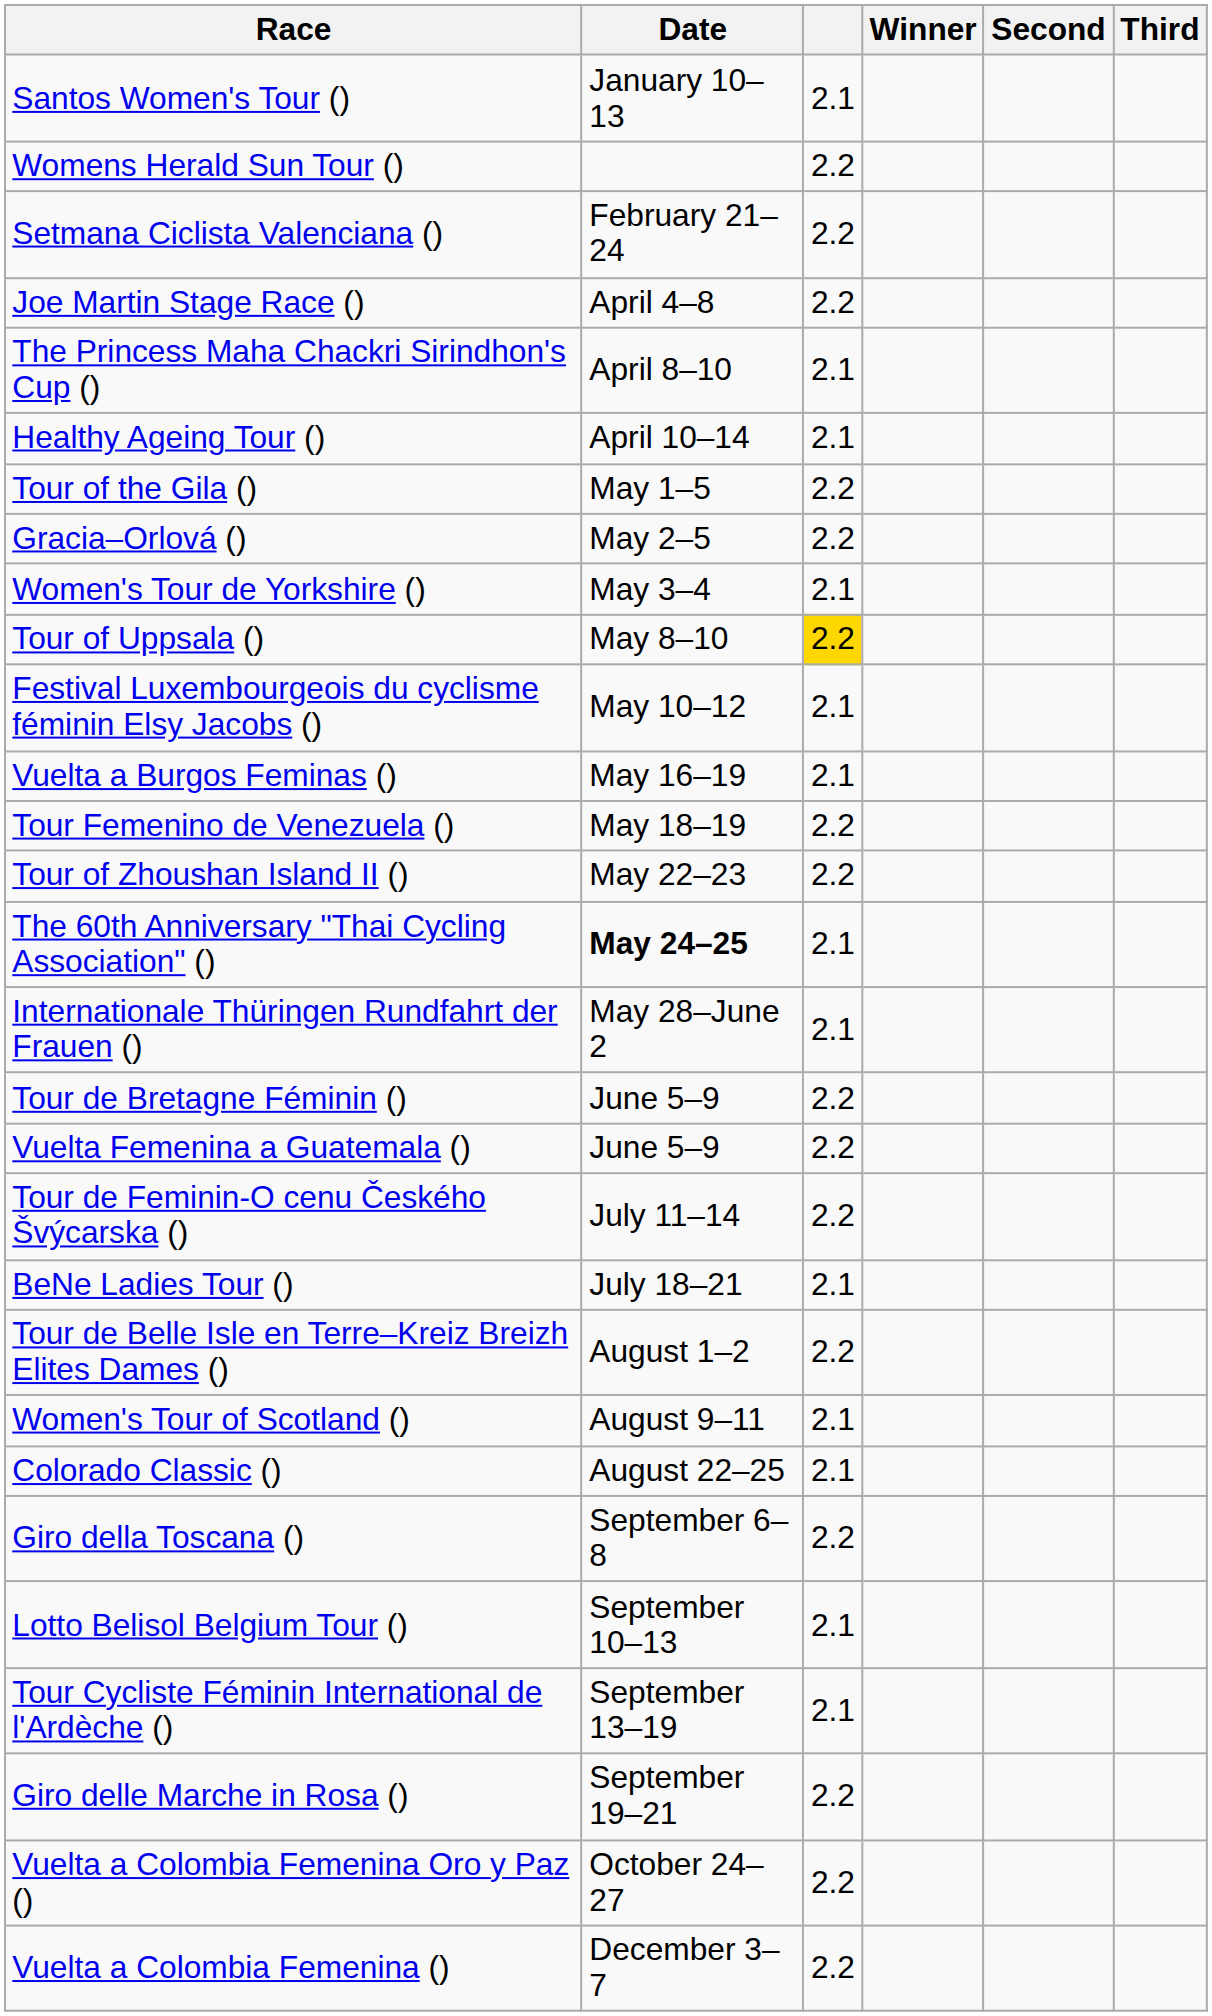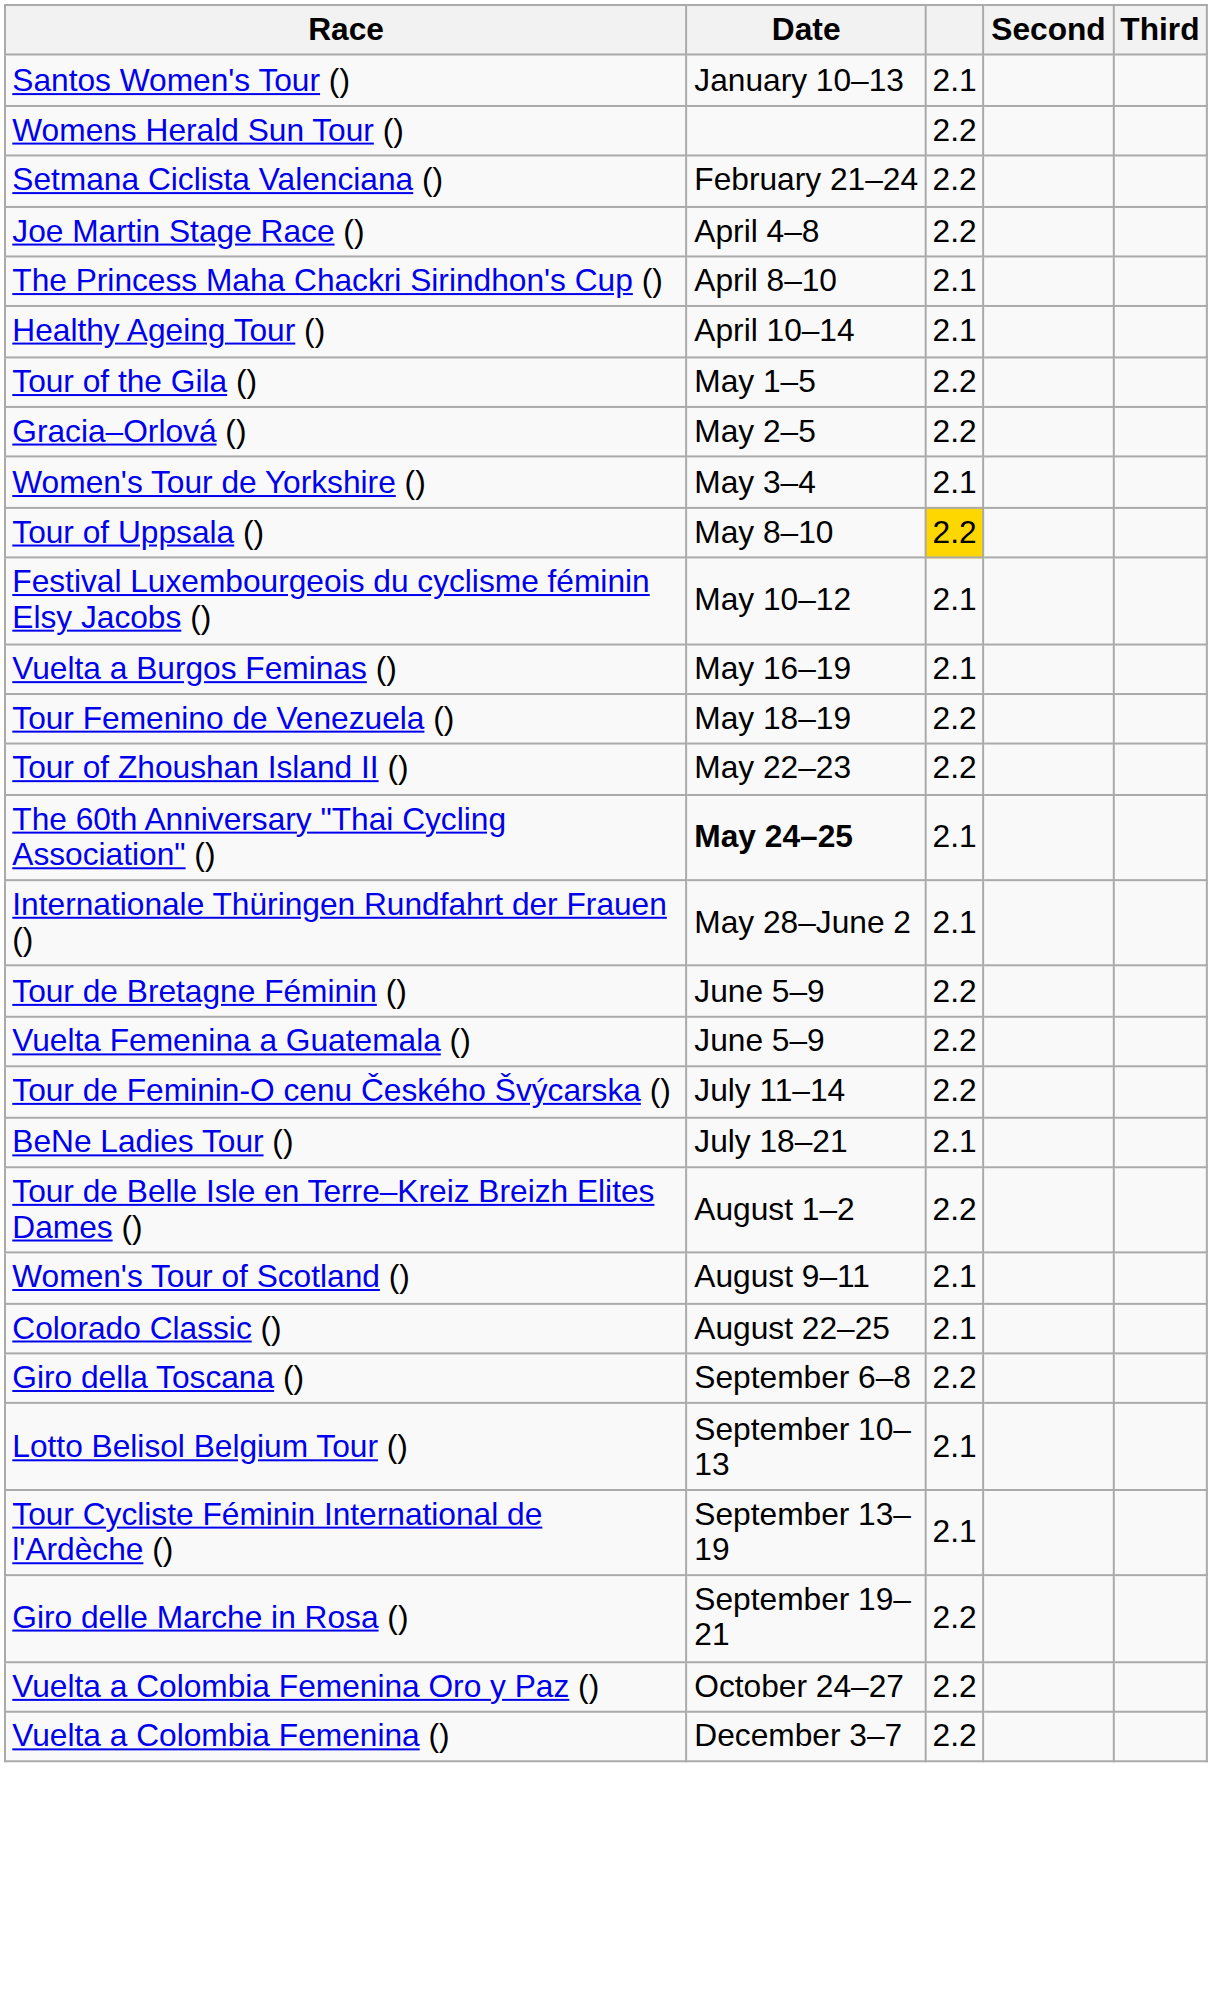- column: (923, 29)
